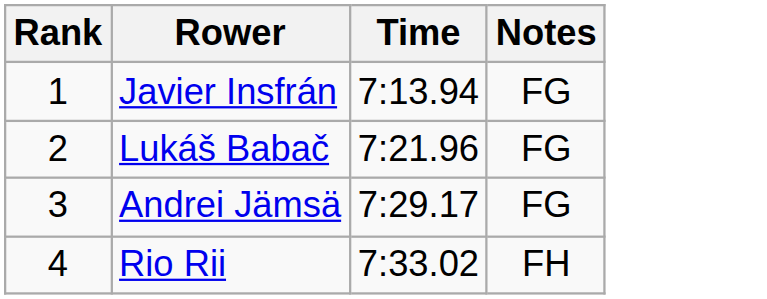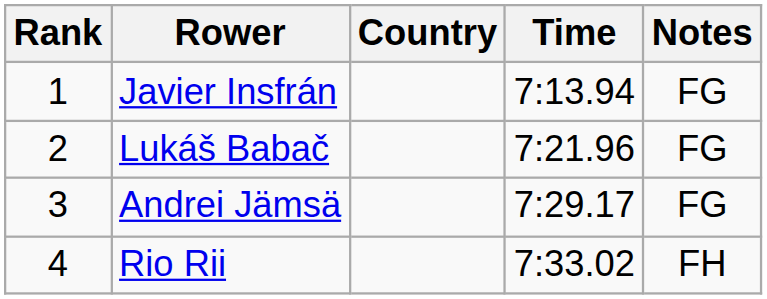+ column: (427, 33)
